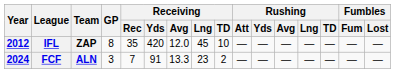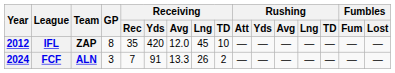(203, 60) 23 -> (203, 60) 26
